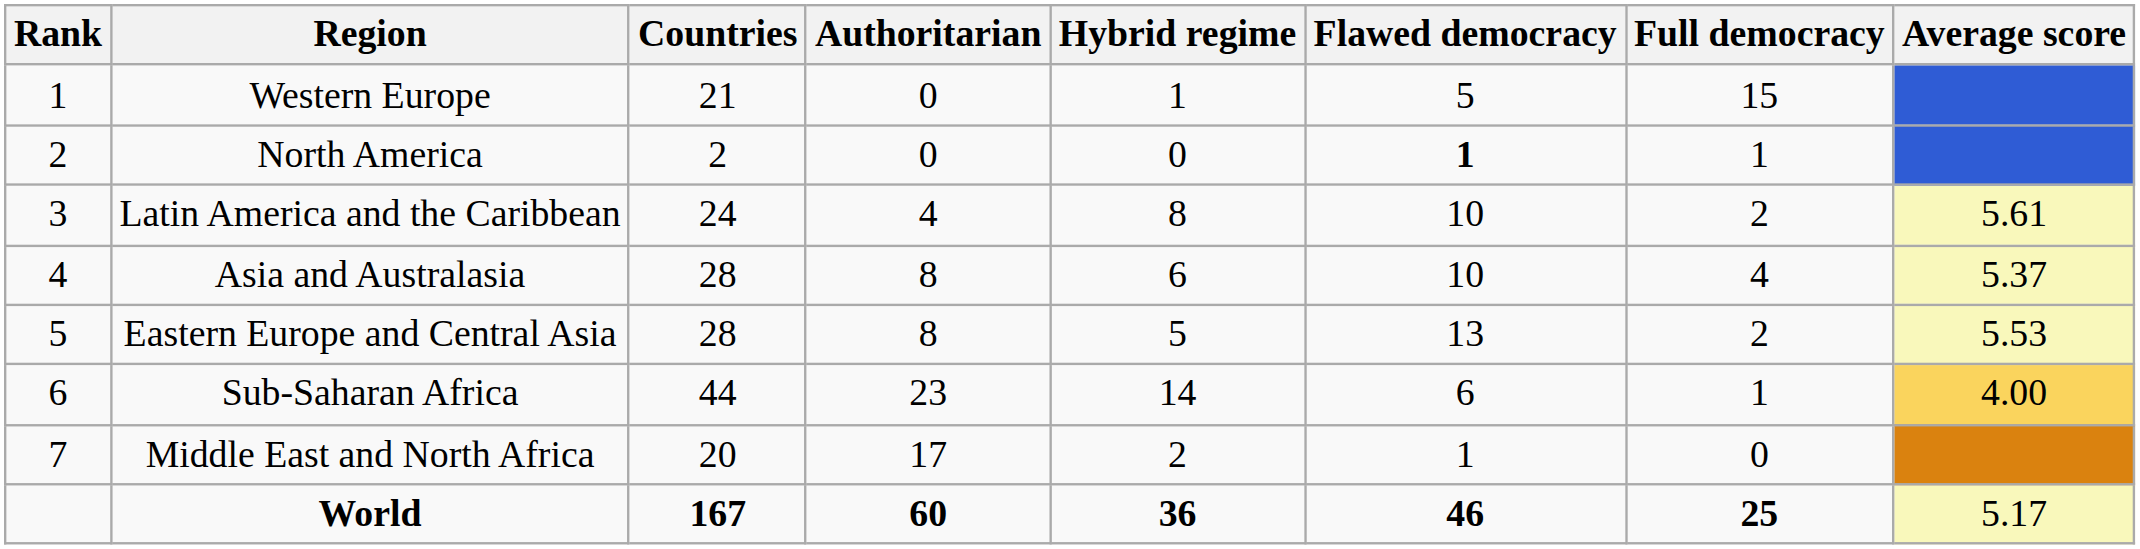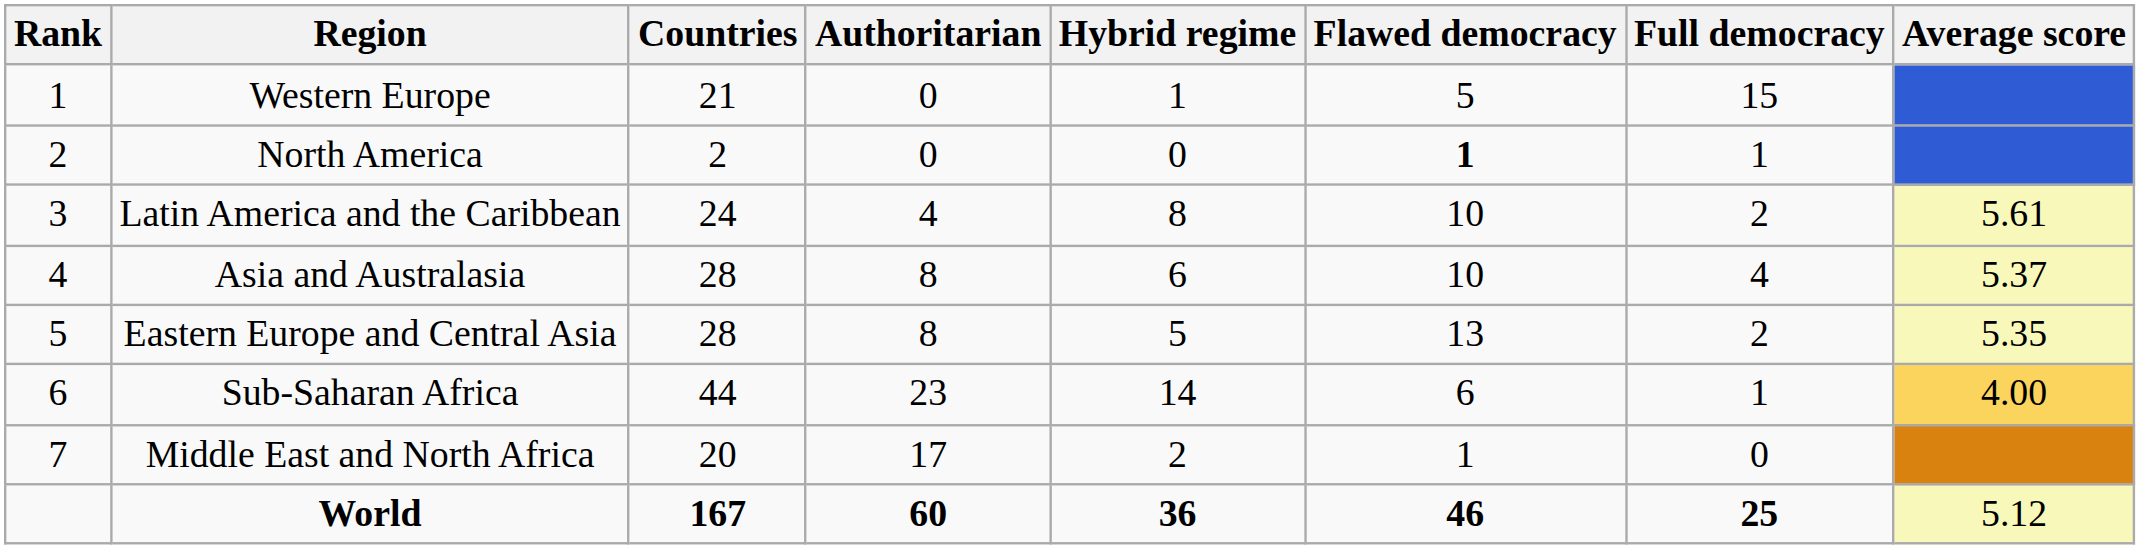(2014, 333) 5.53 -> (2014, 333) 5.35
(2014, 513) 5.17 -> (2014, 513) 5.12
